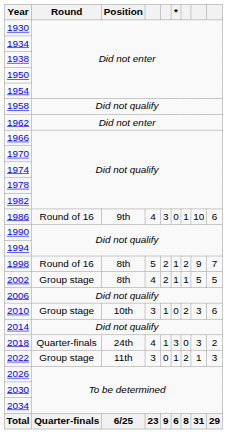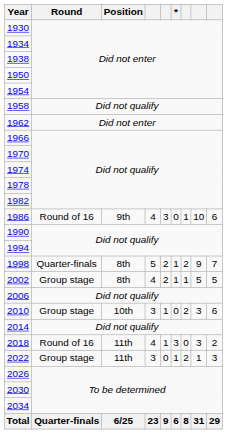(67, 264) Round of 16 -> (67, 264) Quarter-finals
(67, 342) Quarter-finals -> (67, 342) Round of 16
(123, 342) 24th -> (123, 342) 11th
